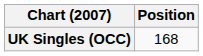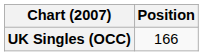(166, 39) 168 -> (166, 39) 166
